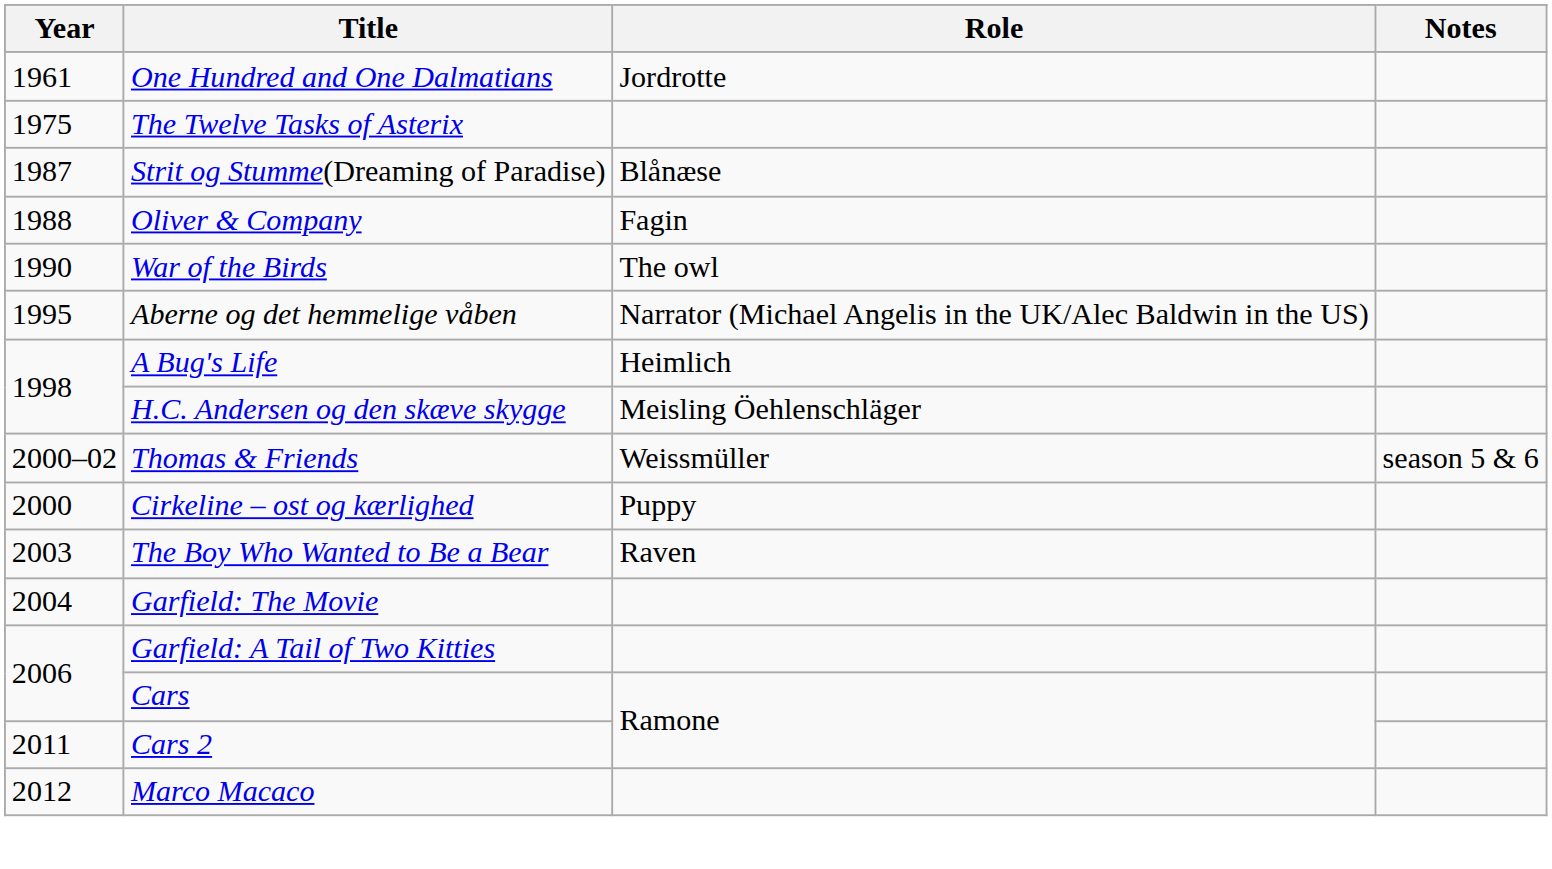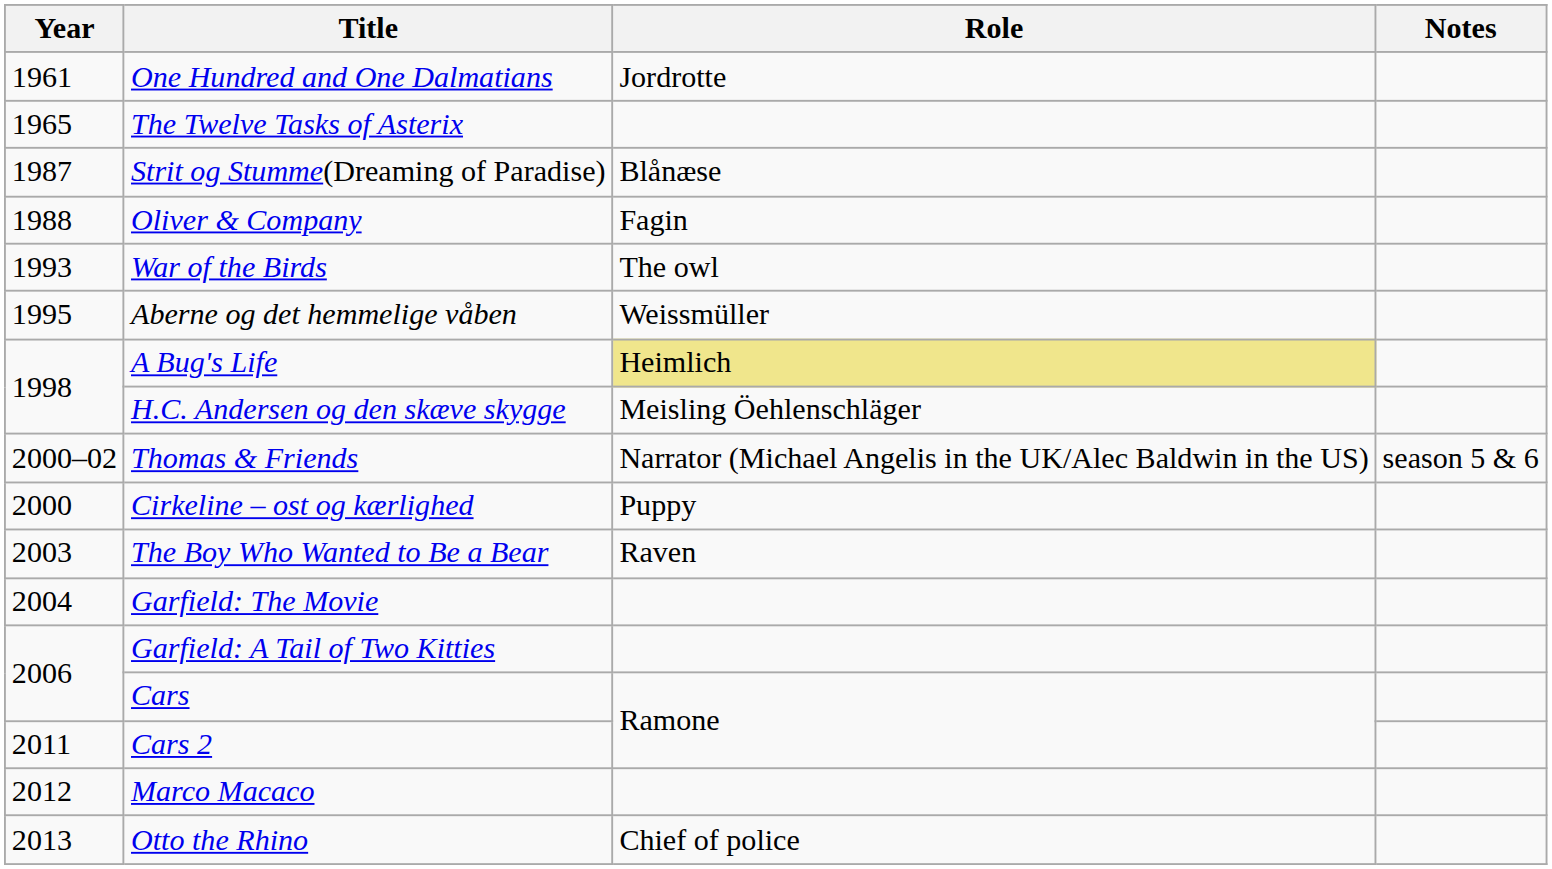(42, 123) 1975 -> (42, 123) 1965
(42, 266) 1990 -> (42, 266) 1993
(994, 314) Narrator (Michael Angelis in the UK/Alec Baldwin in the US) -> (694, 314) Weissmüller
(675, 362) no background -> (675, 362) khaki background
(694, 457) Weissmüller -> (994, 457) Narrator (Michael Angelis in the UK/Alec Baldwin in the US)
+ row: (220, 839)
